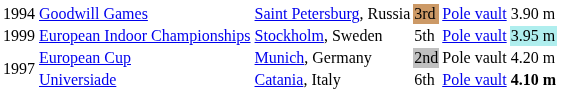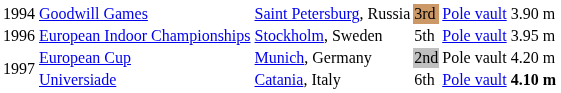(19, 36) 1999 -> (19, 36) 1996
(533, 36) paleturquoise background -> (533, 36) no background
